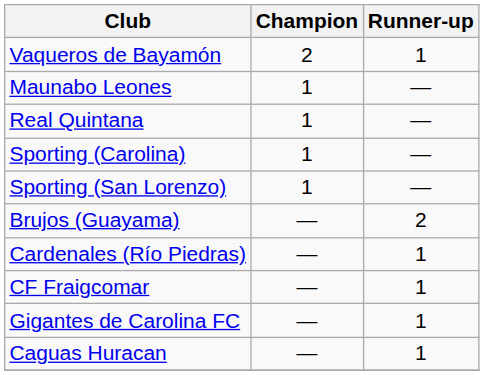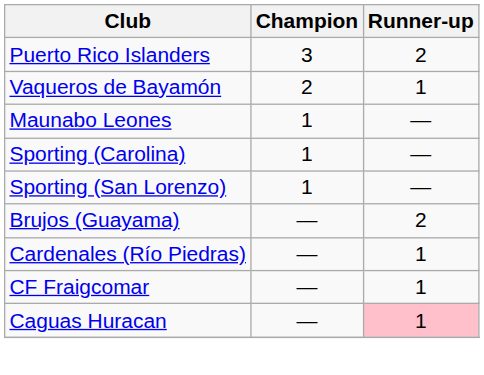+ row: (110, 54)
- row: (76, 120)
- row: (125, 320)
(421, 353) no background -> (421, 320) pink background
